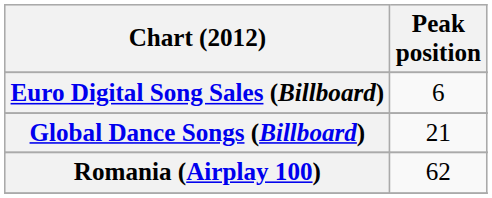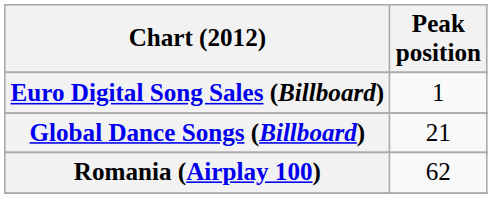(438, 92) 6 -> (438, 92) 1
